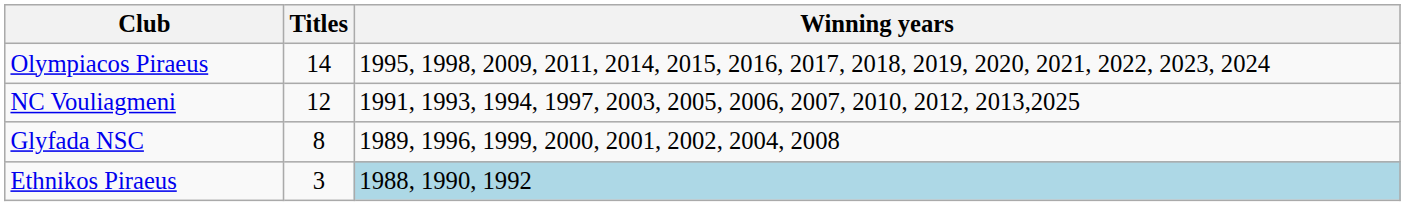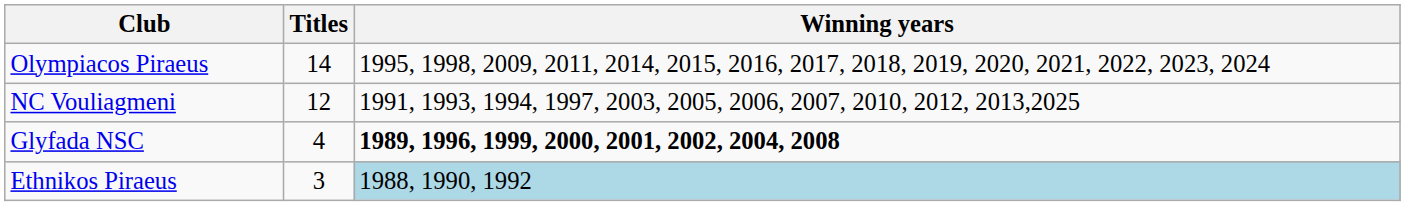(319, 141) 8 -> (319, 141) 4
(600, 141) normal -> (600, 141) bold
